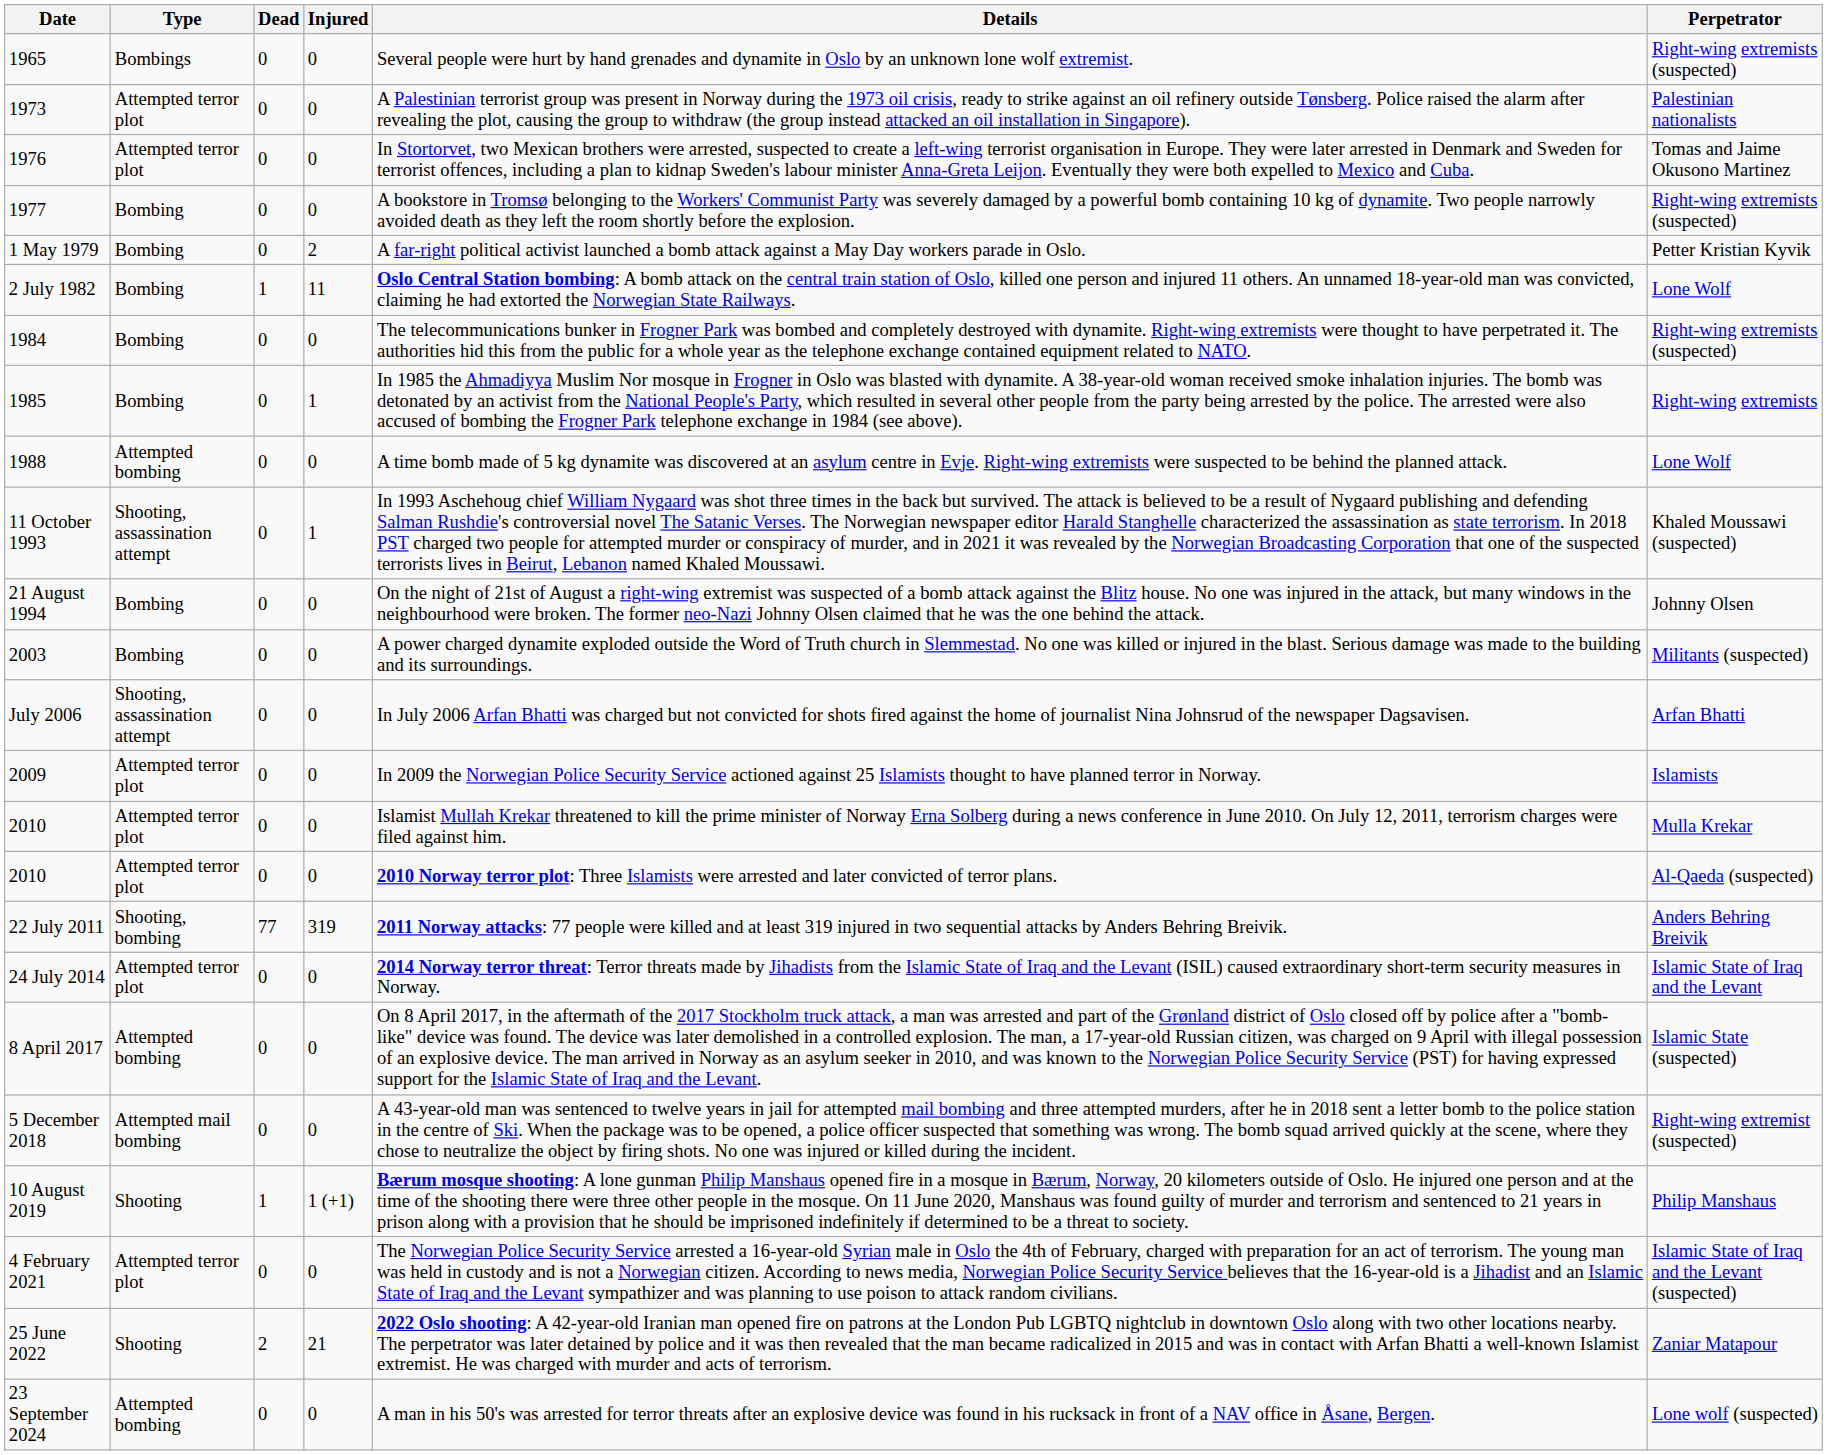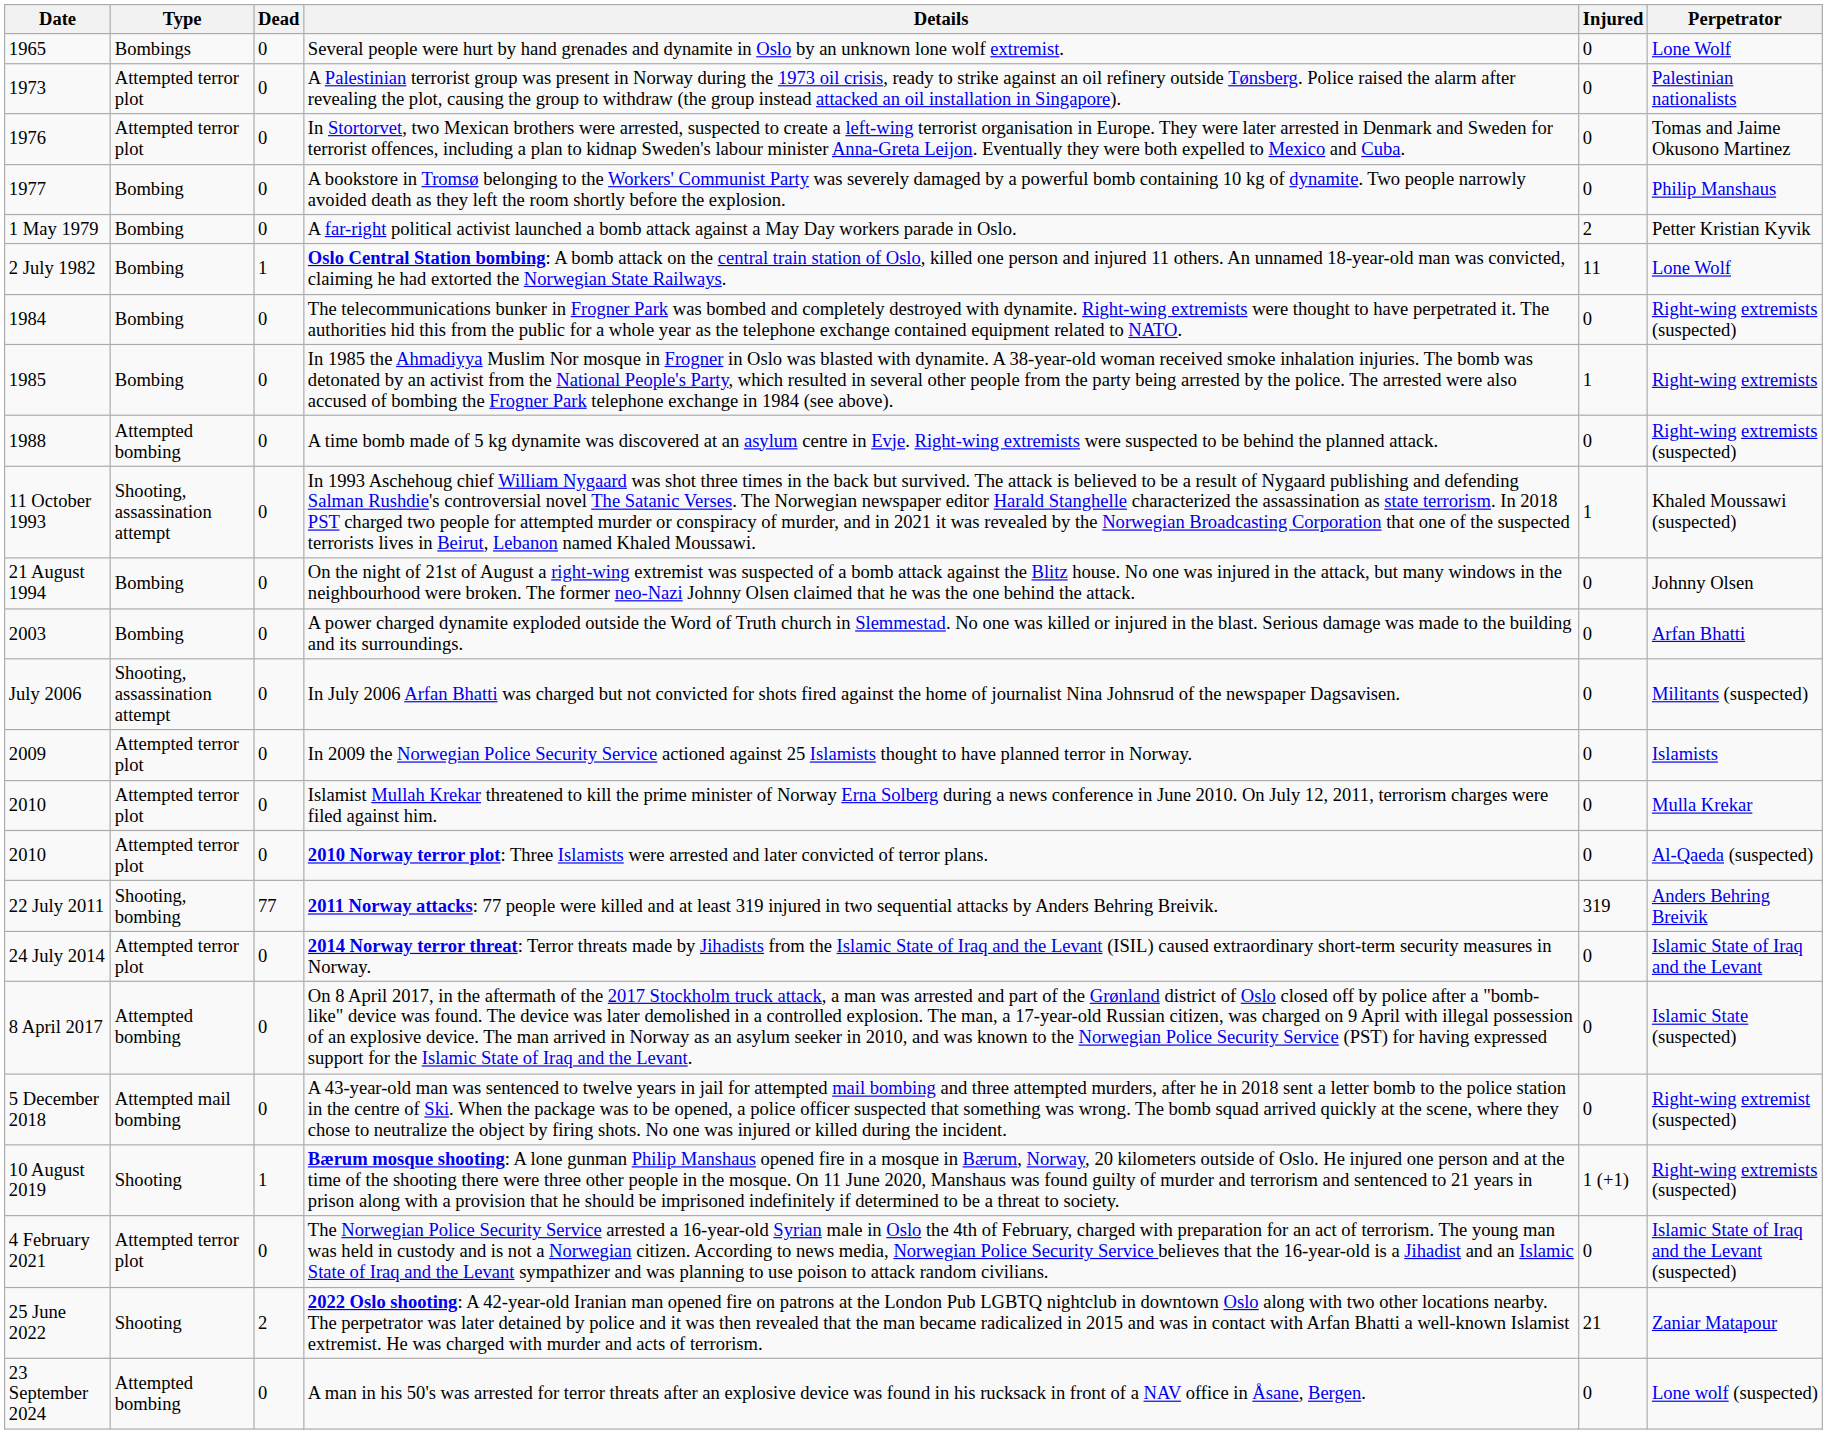columns swapped: (338, 19) <-> (1010, 19)
(1735, 59) Right-wing extremists (suspected) -> (1691, 48) Lone Wolf
(1735, 210) Right-wing extremists (suspected) -> (1714, 189) Philip Manshaus
(1691, 461) Lone Wolf -> (1735, 440) Right-wing extremists (suspected)
(1730, 654) Militants (suspected) -> (1699, 633) Arfan Bhatti
(1699, 715) Arfan Bhatti -> (1730, 694) Militants (suspected)
(1714, 1201) Philip Manshaus -> (1735, 1180) Right-wing extremists (suspected)
